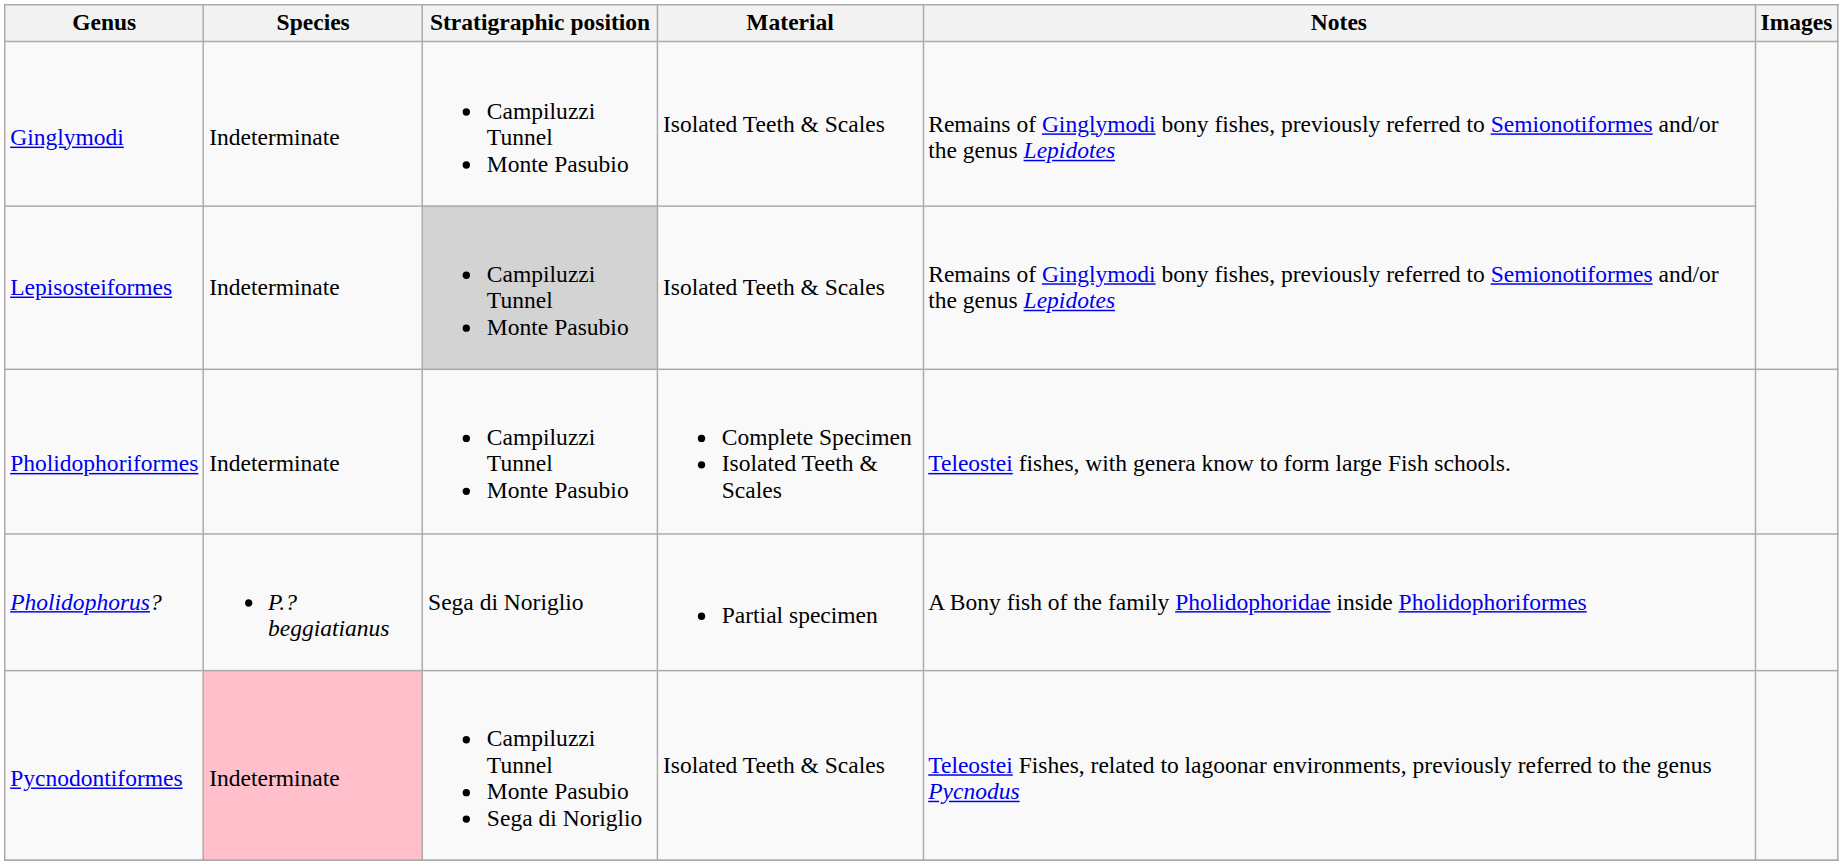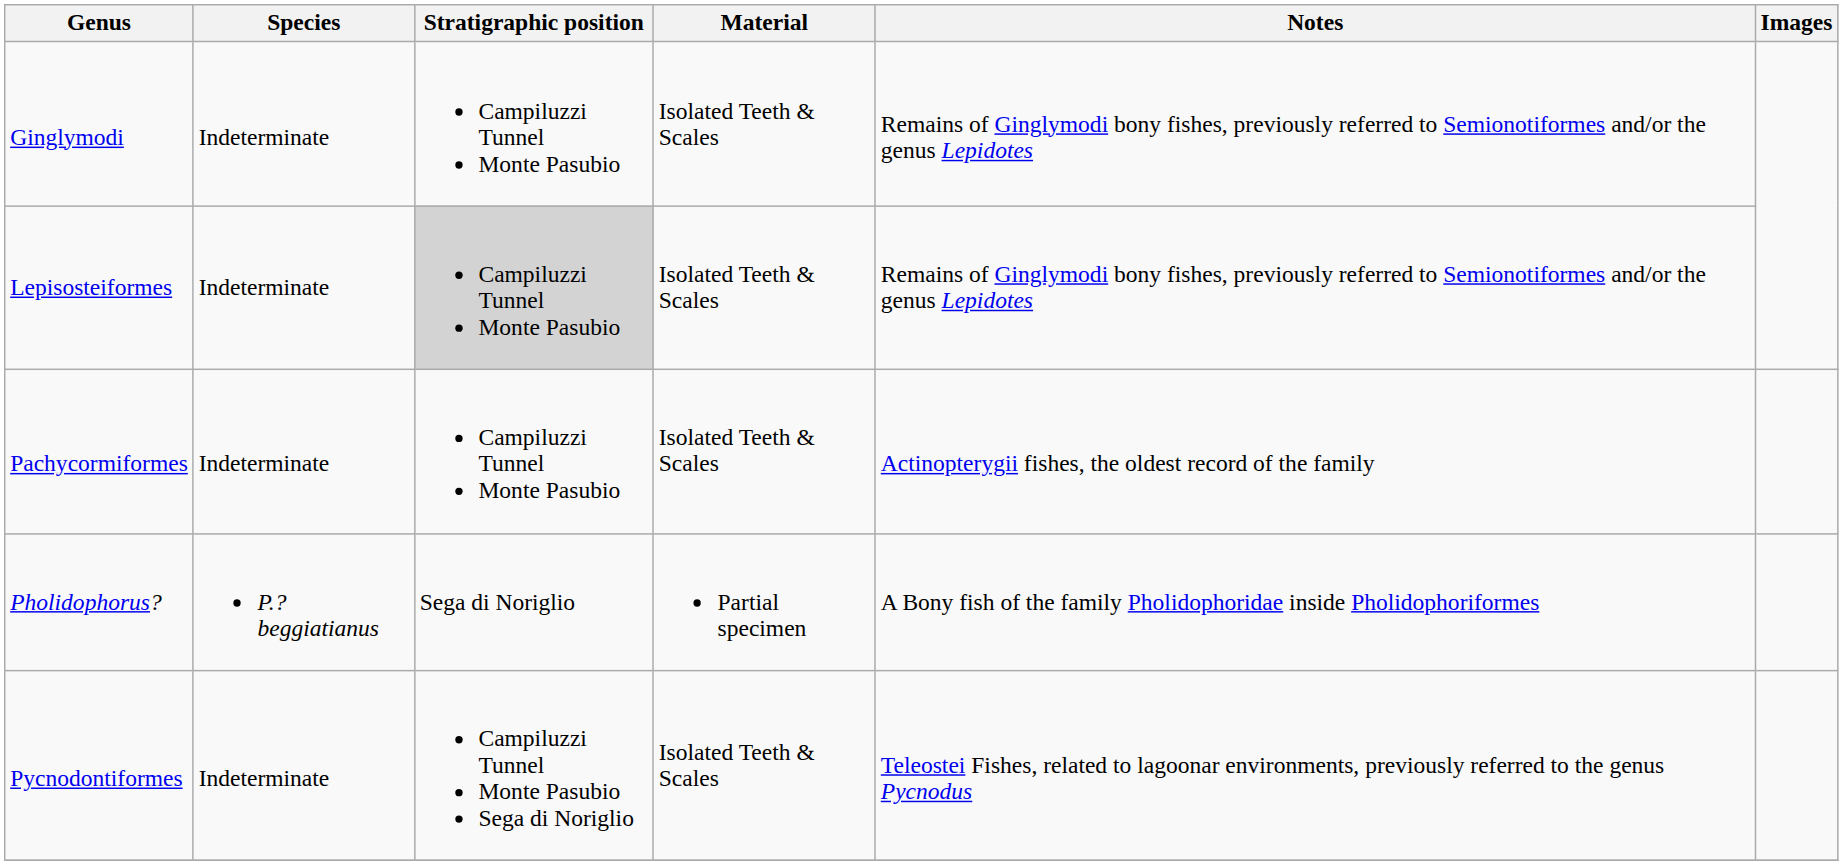+ row: (99, 464)
- row: (104, 464)
(274, 778) pink background -> (264, 778) no background
